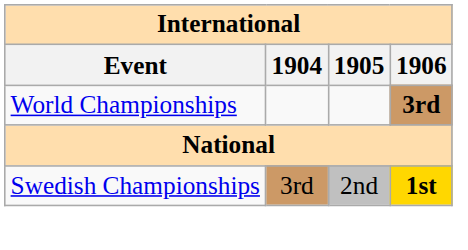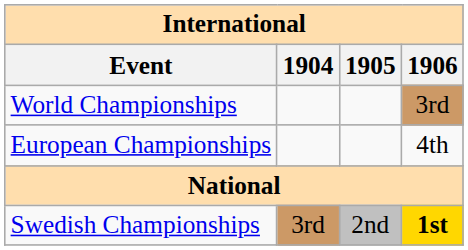(421, 104) bold -> (432, 104) normal
+ row: (141, 144)
